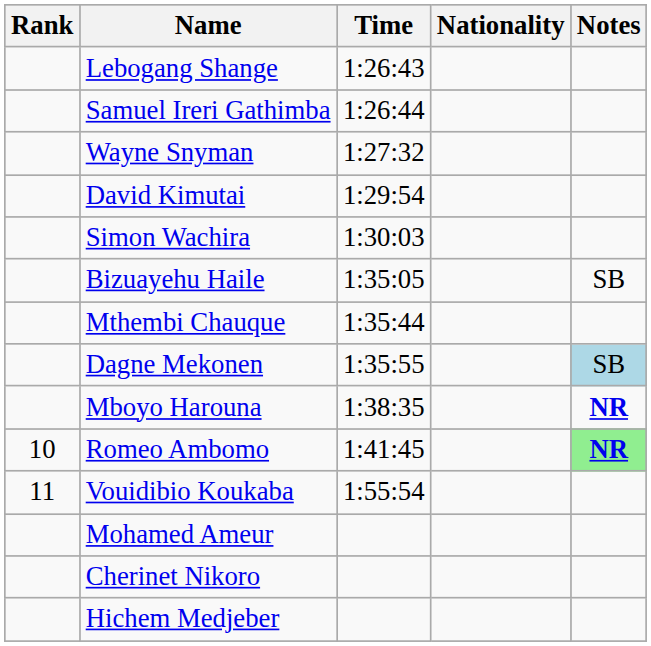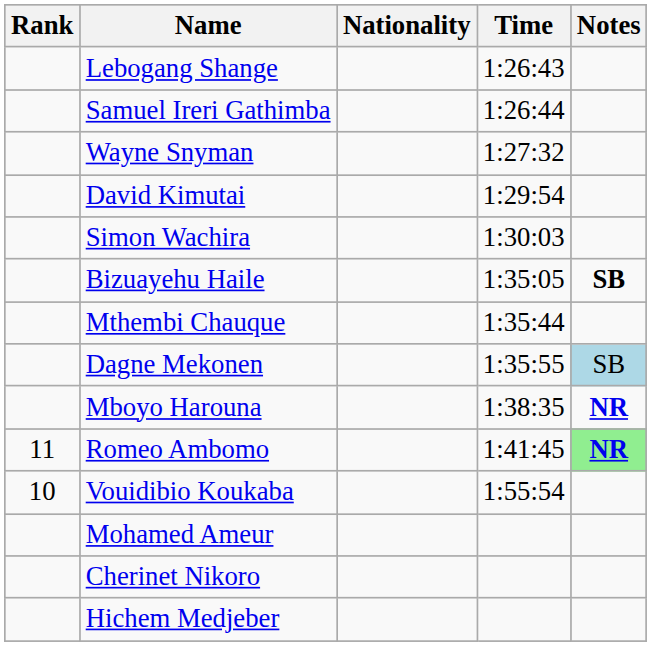columns swapped: (501, 25) <-> (384, 25)
(609, 279) normal -> (609, 279) bold
(42, 449) 10 -> (42, 449) 11
(42, 491) 11 -> (42, 491) 10
